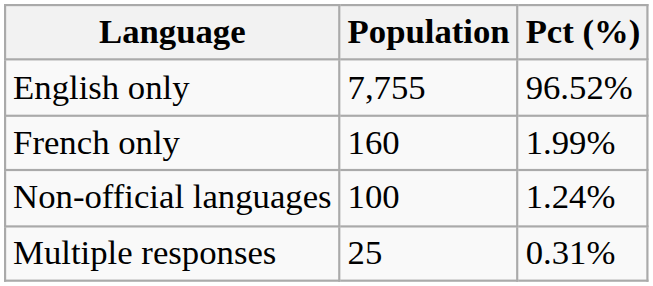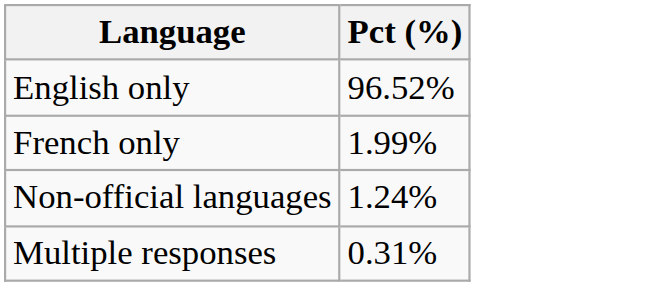- column: (429, 32)
